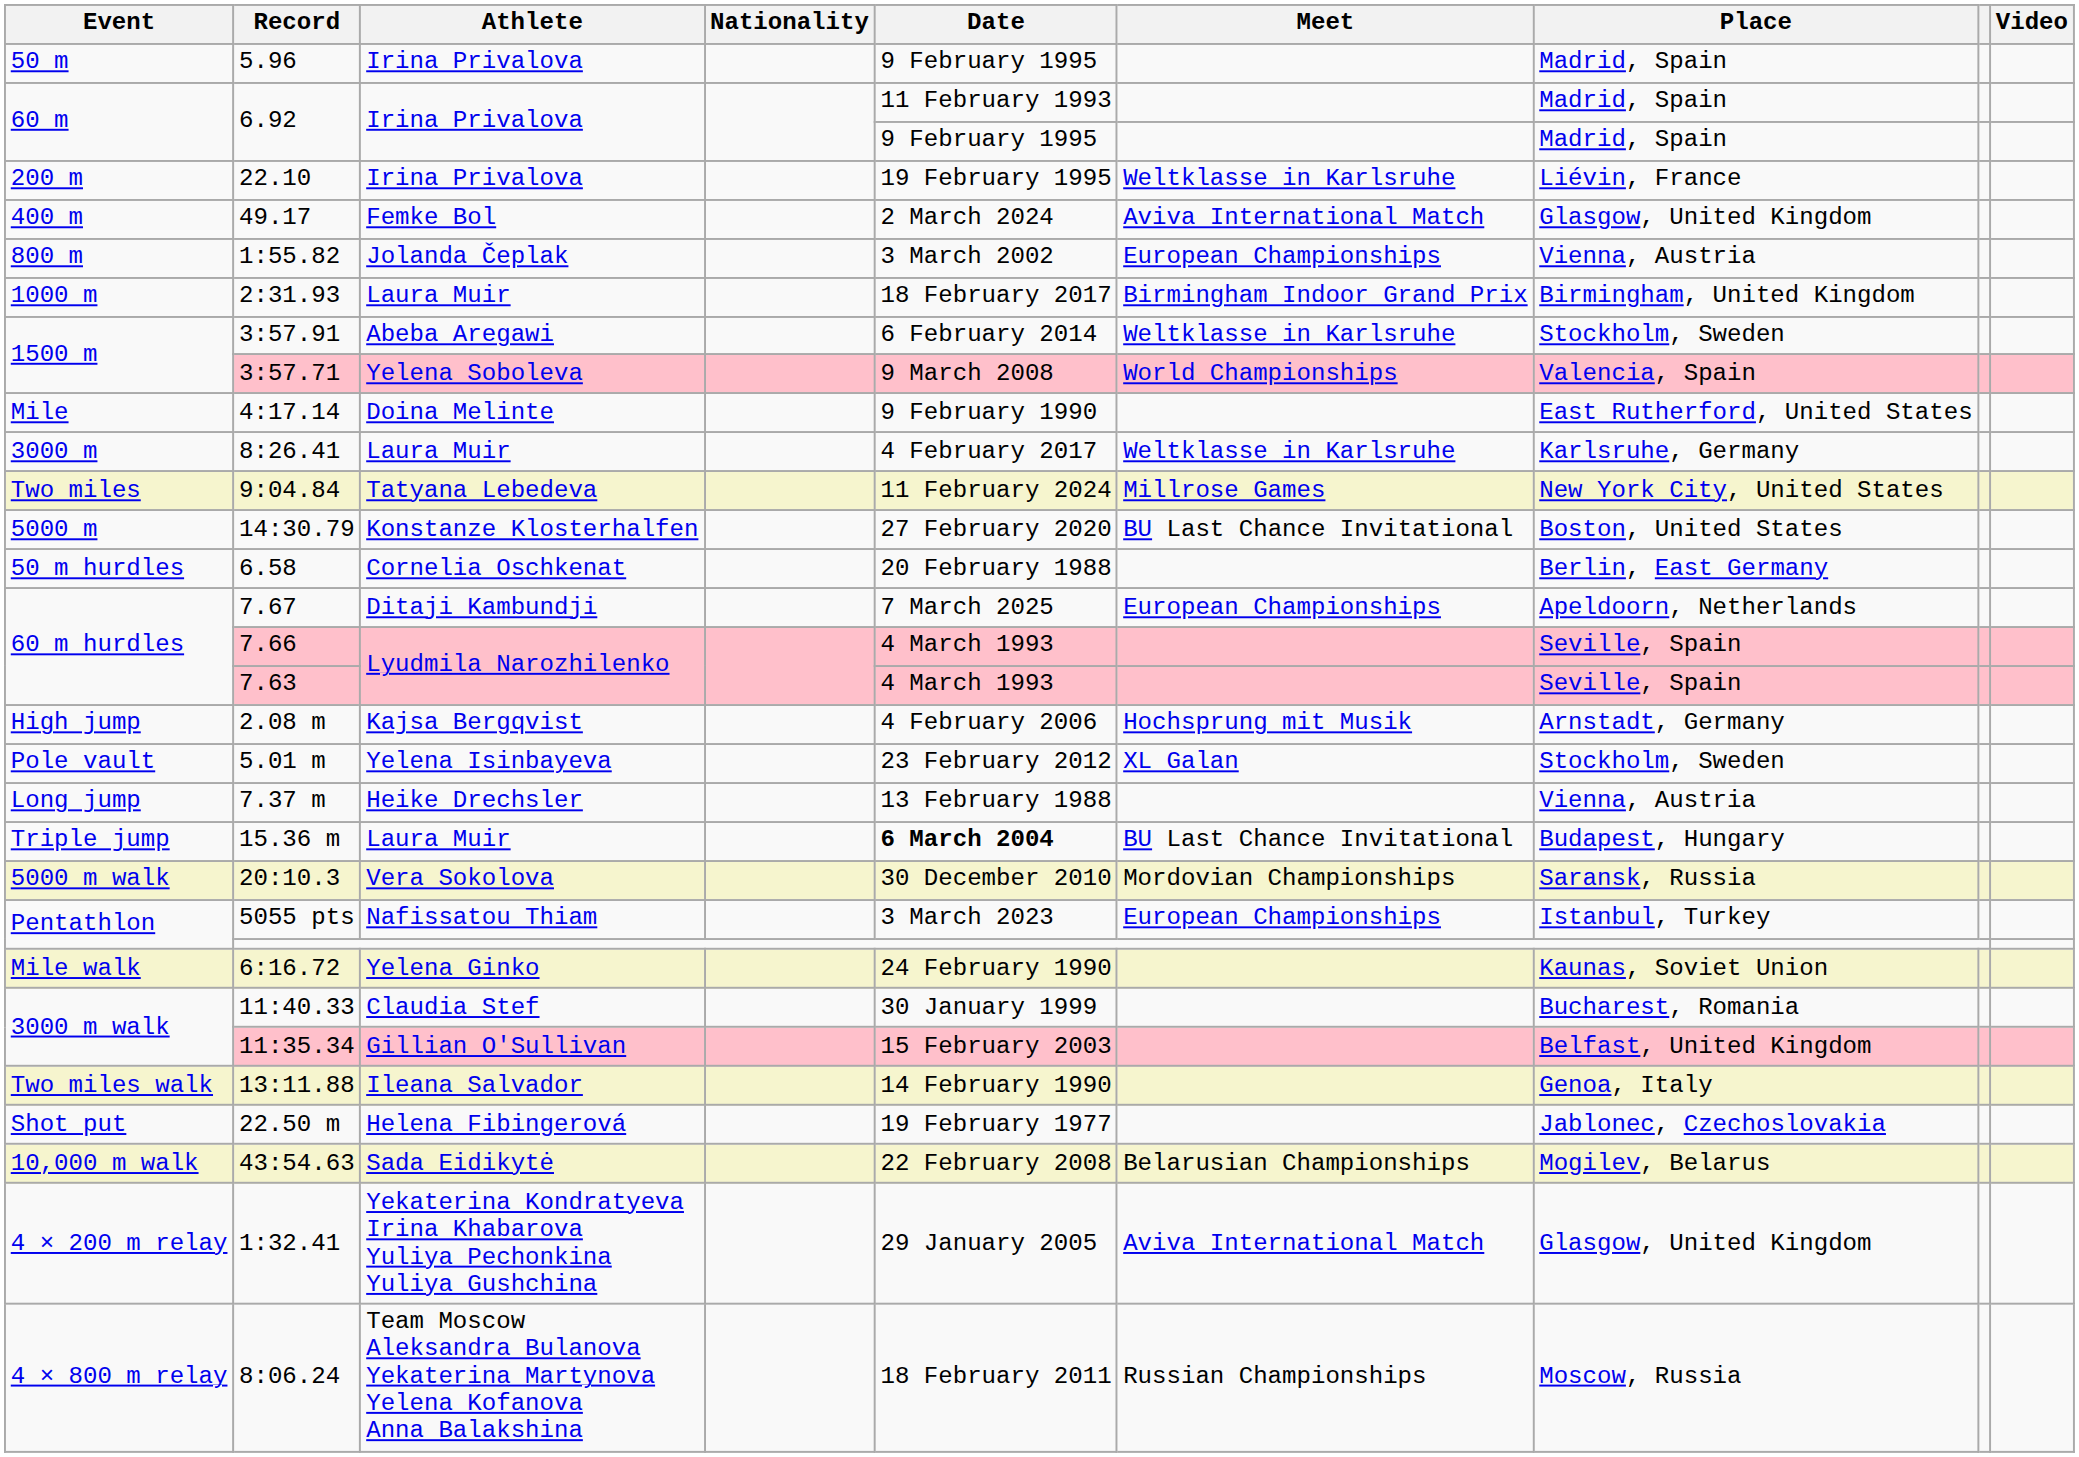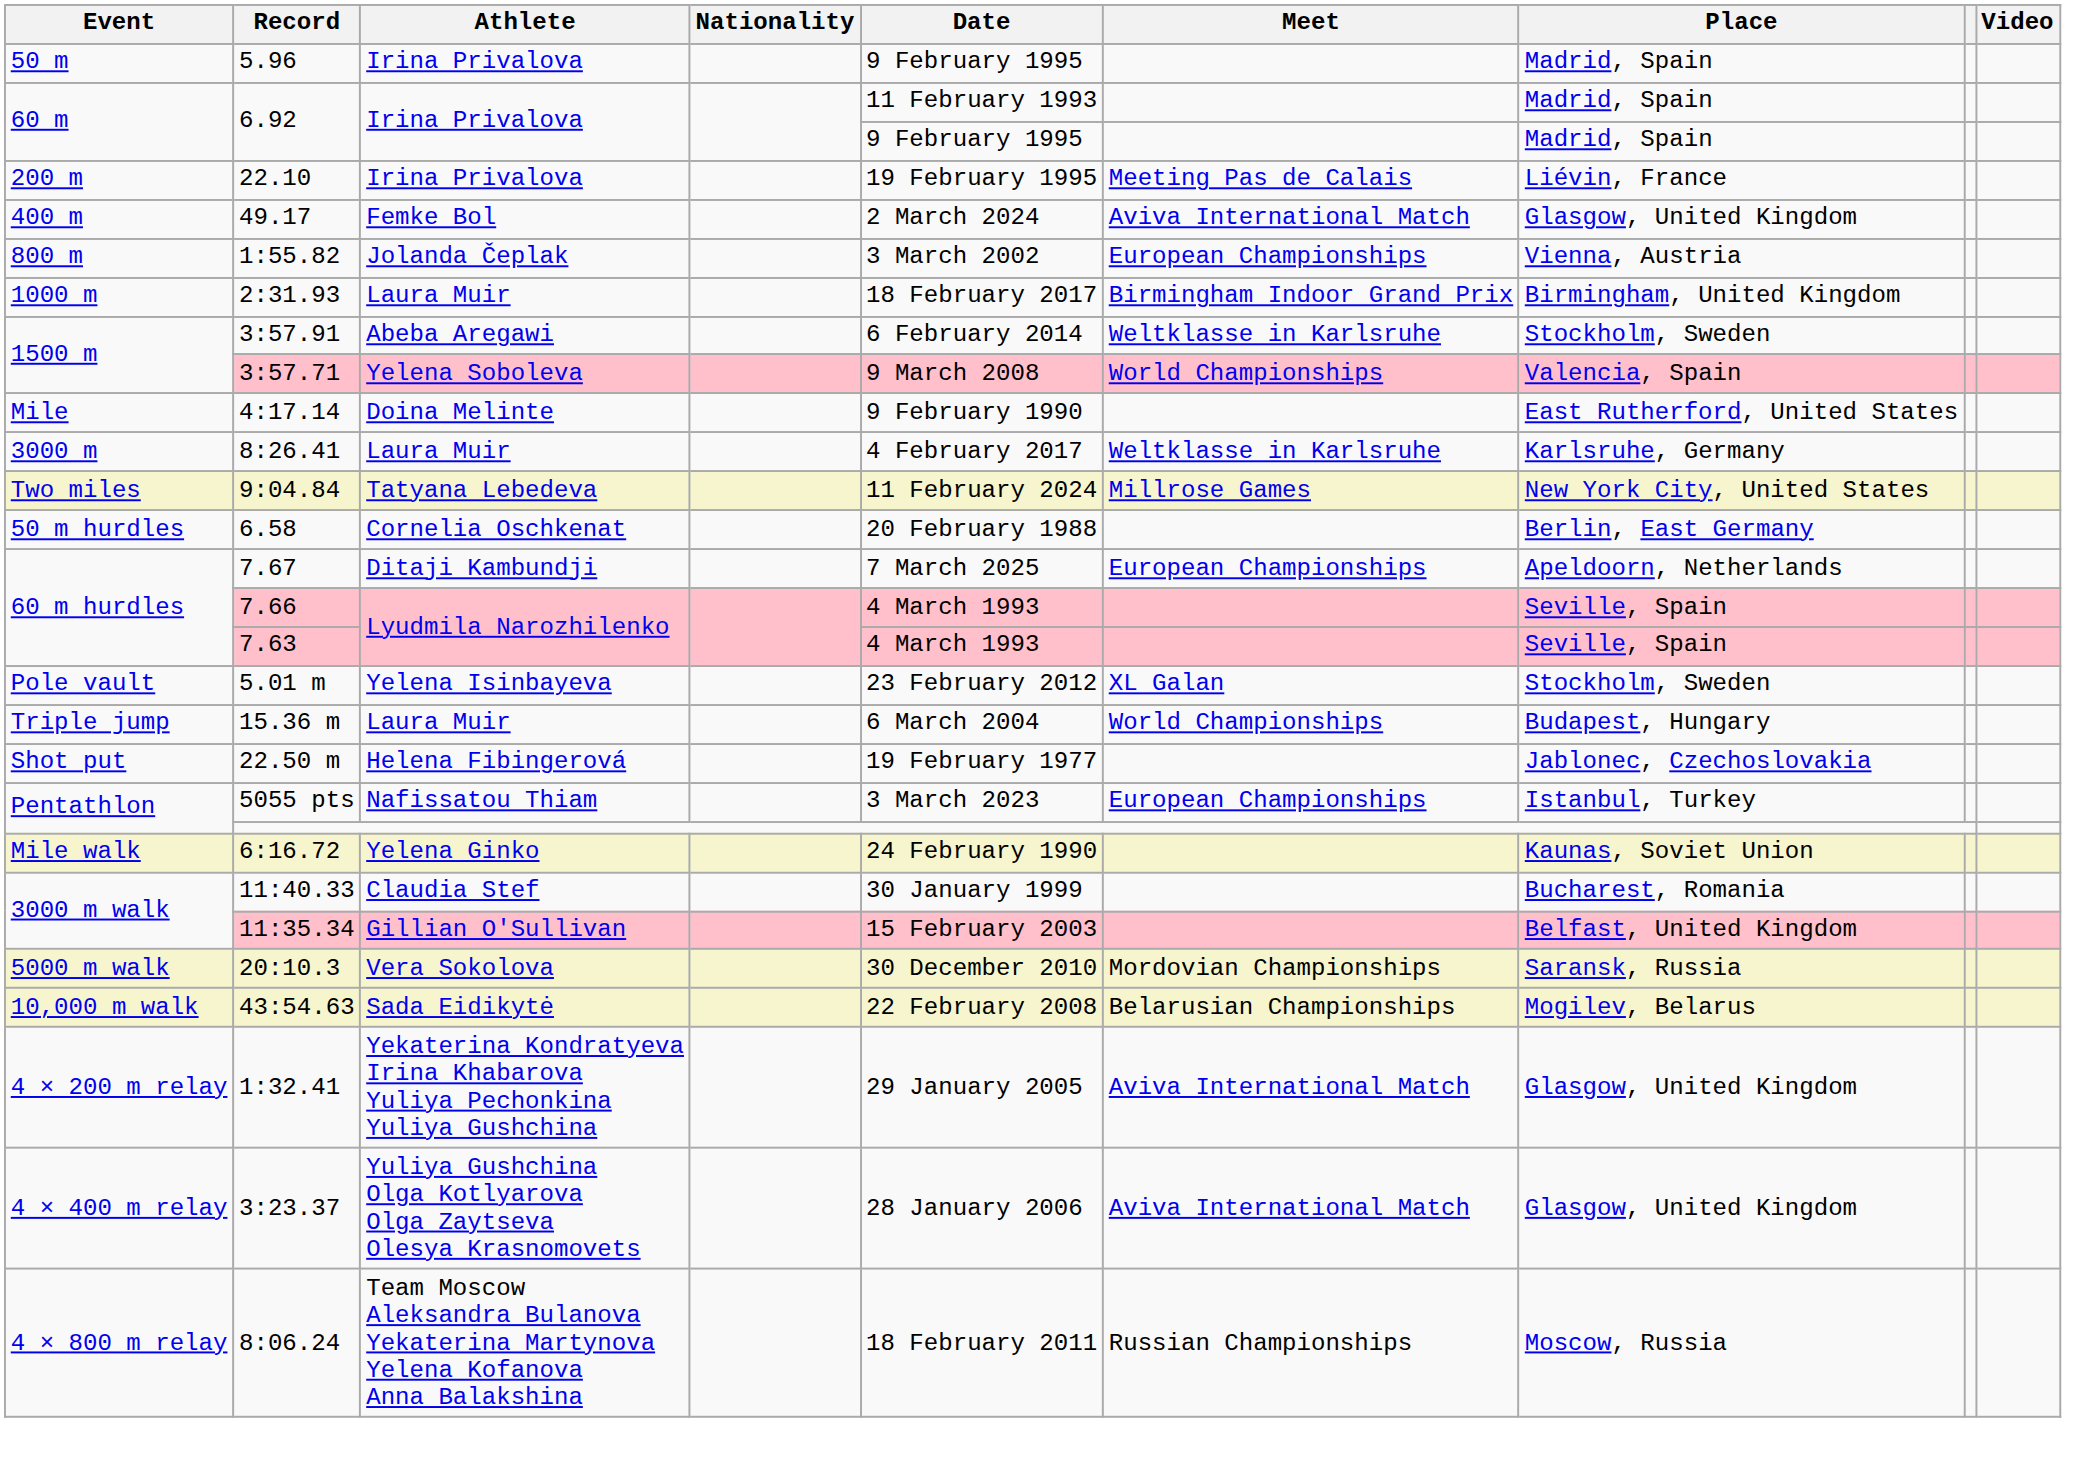(1289, 180) Weltklasse in Karlsruhe -> (1260, 180) Meeting Pas de Calais
- row: (54, 530)
- row: (76, 725)
- row: (76, 802)
(967, 841) bold -> (953, 725) normal
(1318, 841) BU Last Chance Invitational -> (1246, 725) World Championships
rows swapped: (69, 1125) <-> (90, 880)
- row: (112, 1086)
+ row: (119, 1209)
